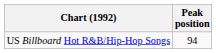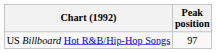(192, 40) 94 -> (192, 40) 97
